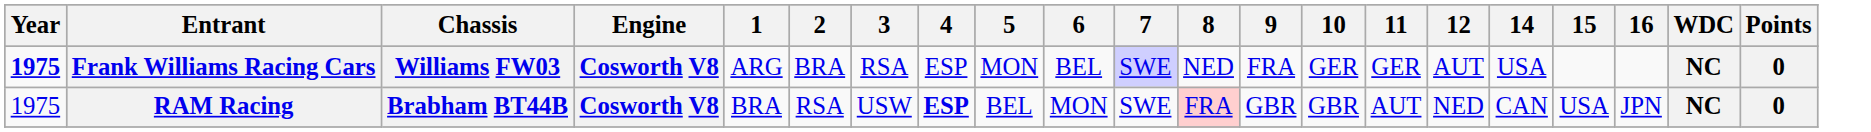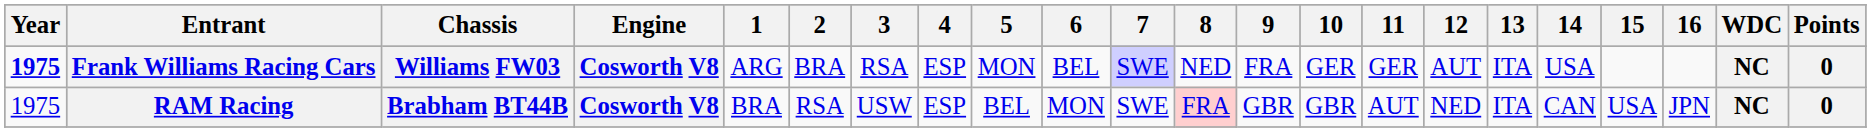+ column: (1512, 25)
(946, 107) bold -> (945, 107) normal
